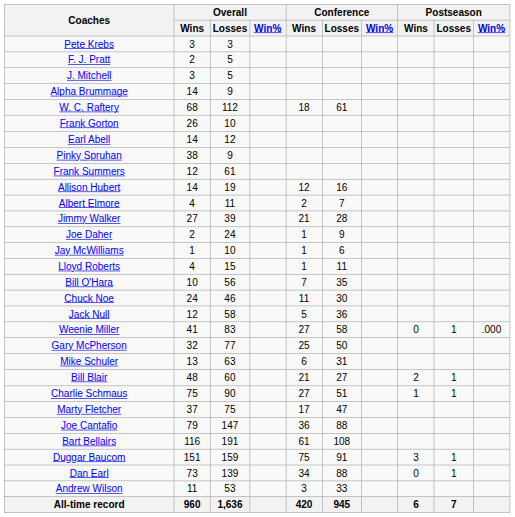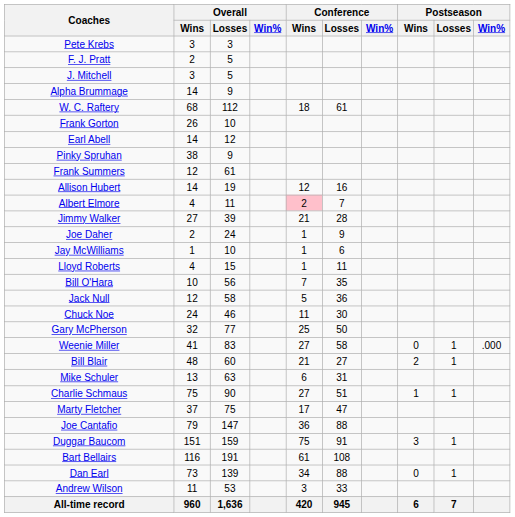(304, 203) no background -> (304, 203) pink background
rows swapped: (89, 298) <-> (89, 314)
rows swapped: (89, 330) <-> (89, 346)
rows swapped: (89, 362) <-> (89, 378)
rows swapped: (89, 441) <-> (89, 457)
